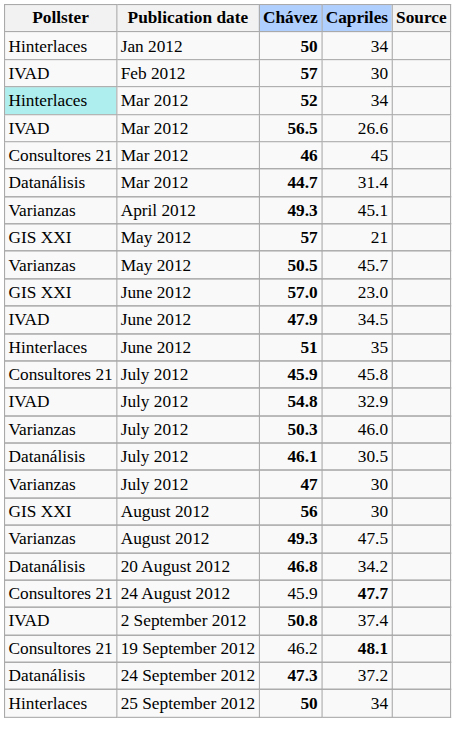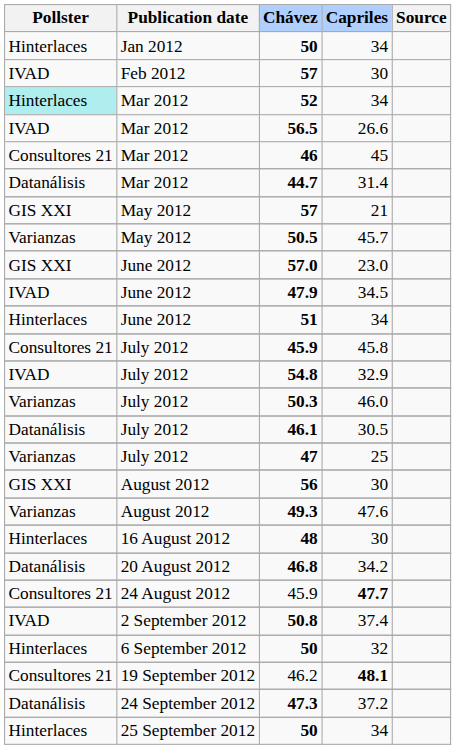- row: (158, 210)
(379, 347) 35 -> (379, 319) 34
(379, 484) 30 -> (379, 456) 25
(373, 538) 47.5 -> (373, 511) 47.6
+ row: (175, 538)
+ row: (184, 648)
